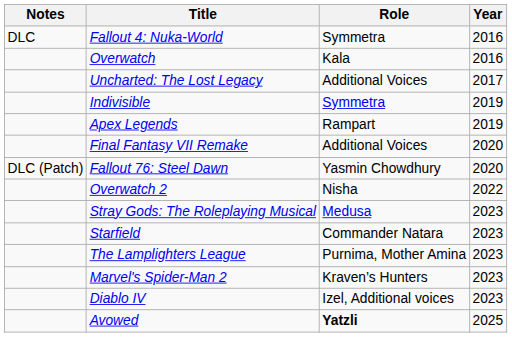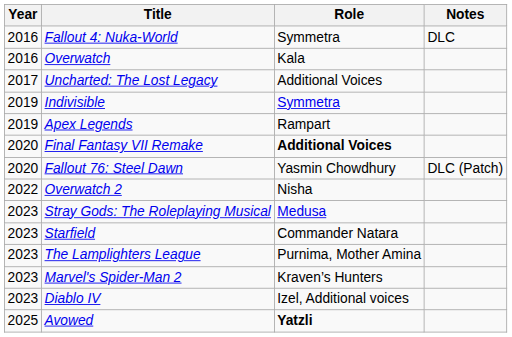columns swapped: (488, 15) <-> (45, 15)
(375, 146) normal -> (334, 146) bold
